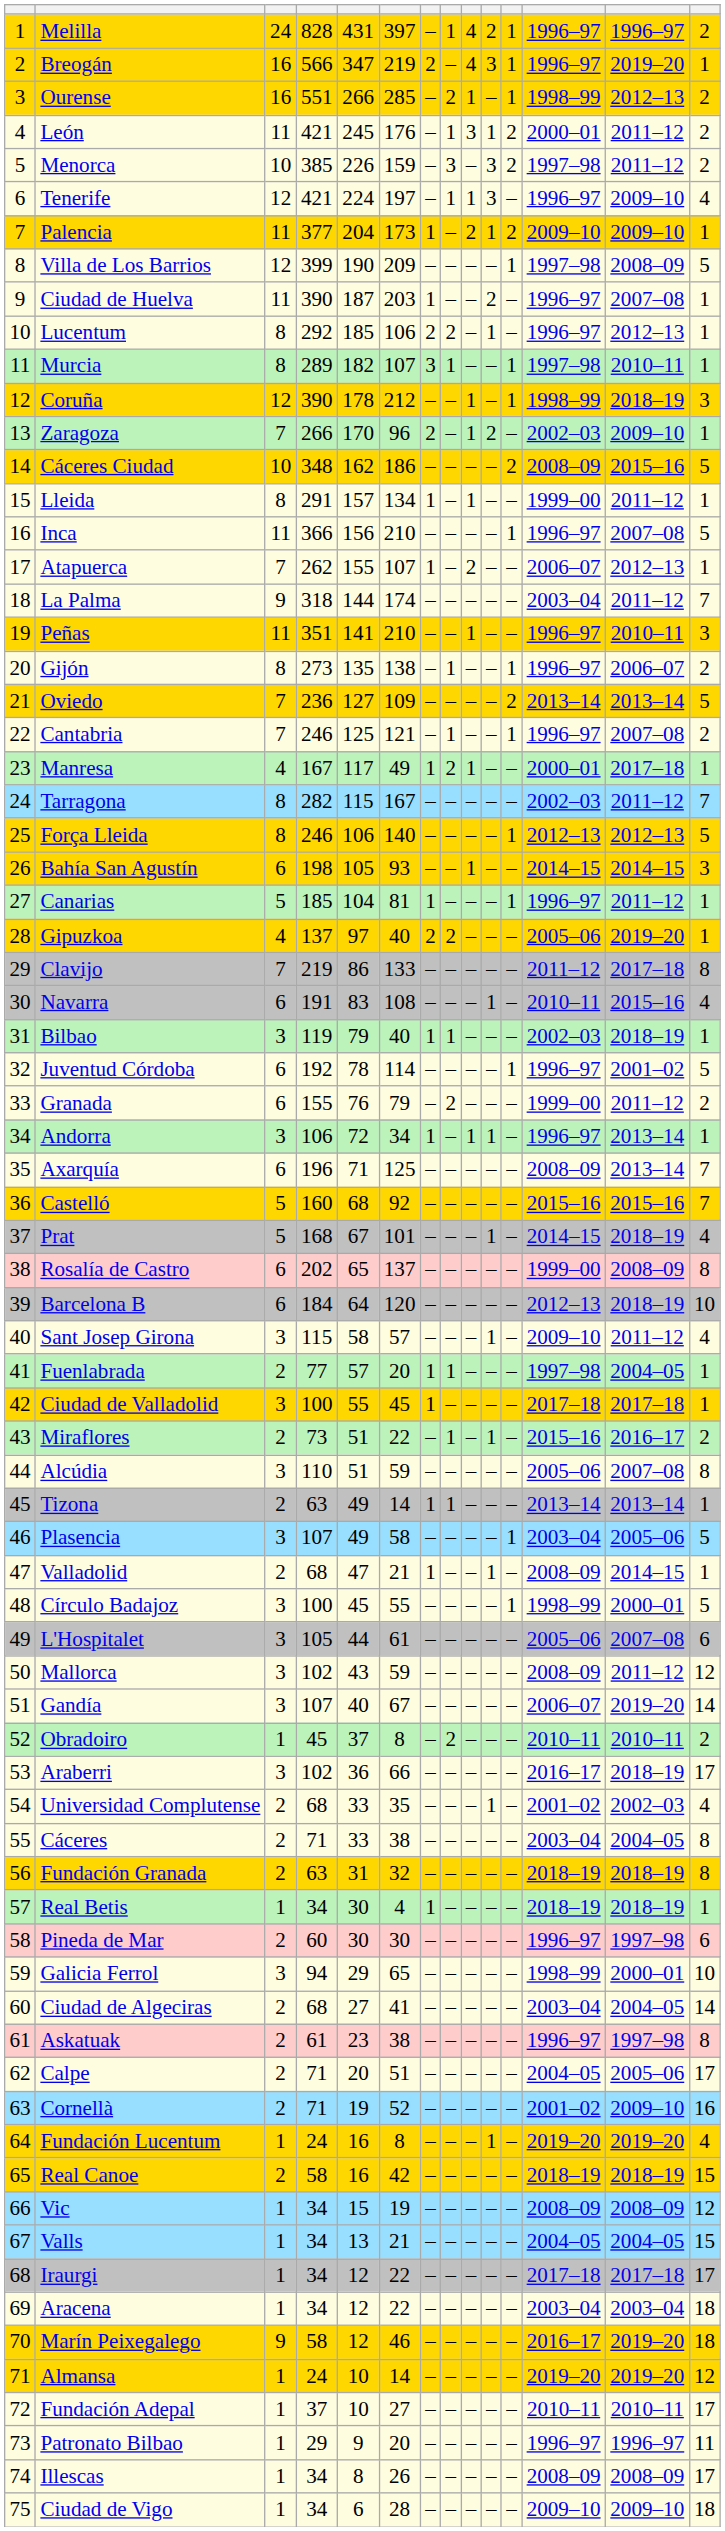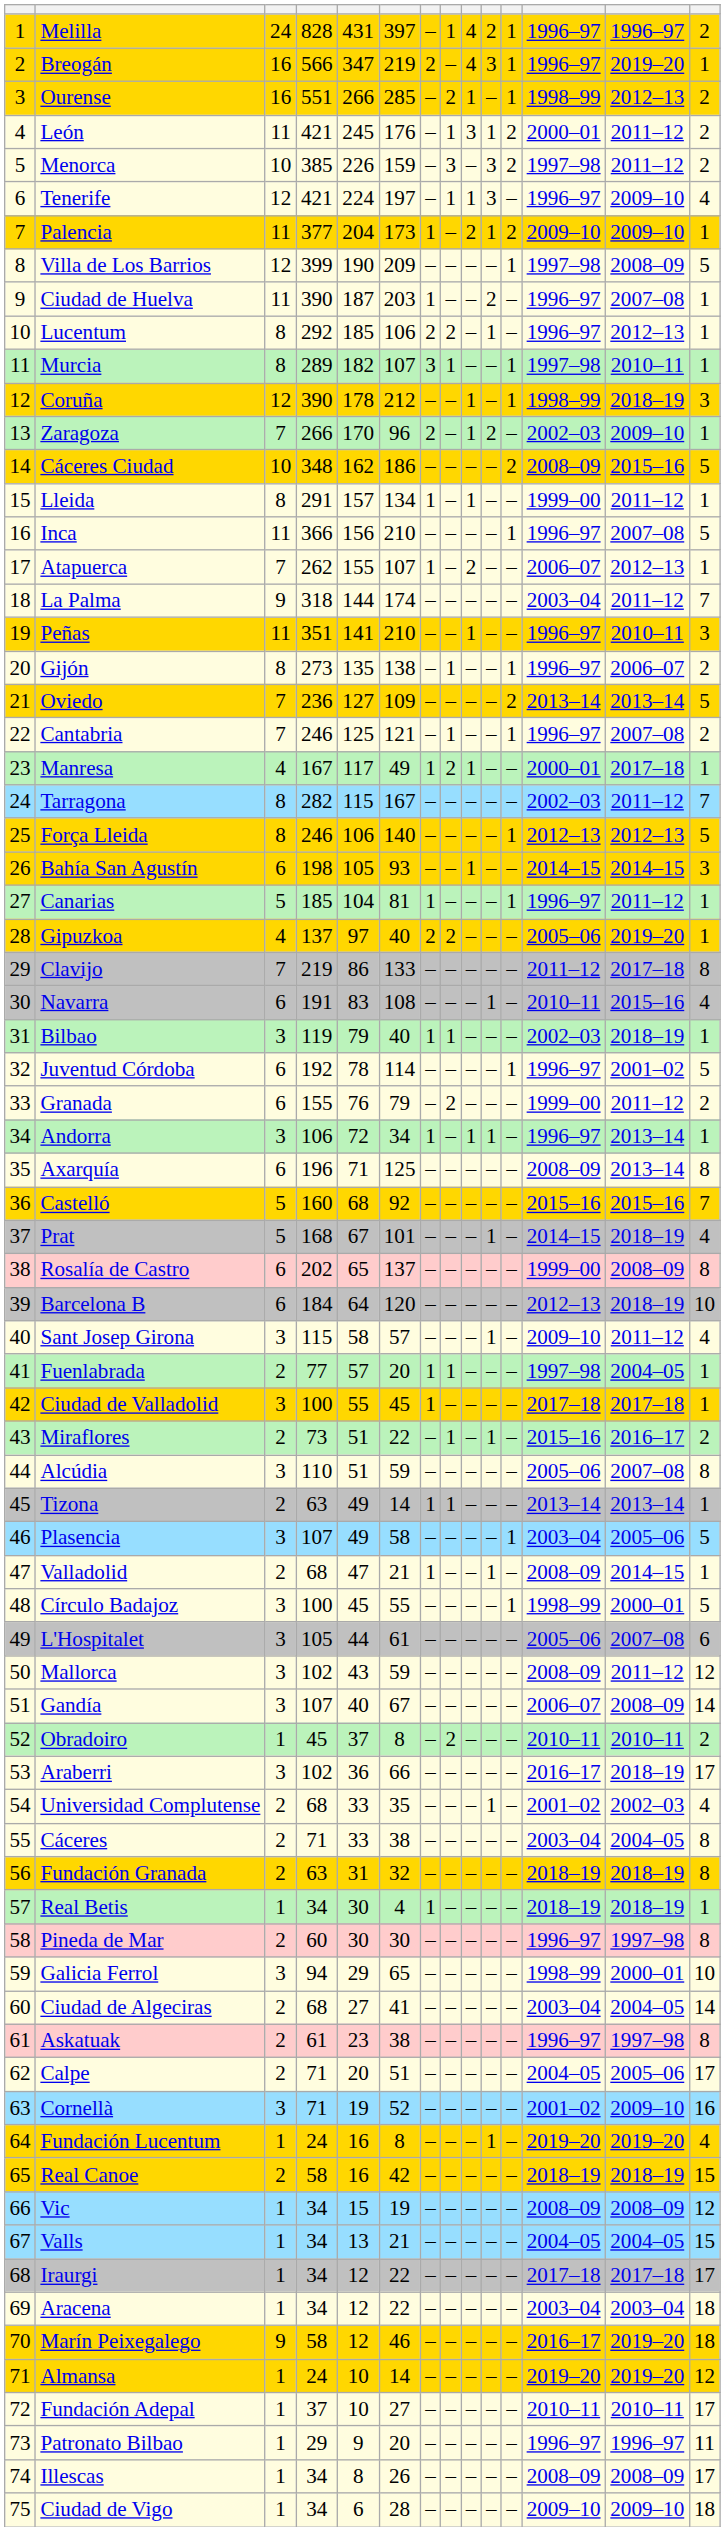(705, 1169) 7 -> (705, 1169) 8
(647, 1705) 2019–20 -> (647, 1705) 2008–09
(705, 1940) 6 -> (705, 1940) 8
(281, 2107) 2 -> (281, 2107) 3
